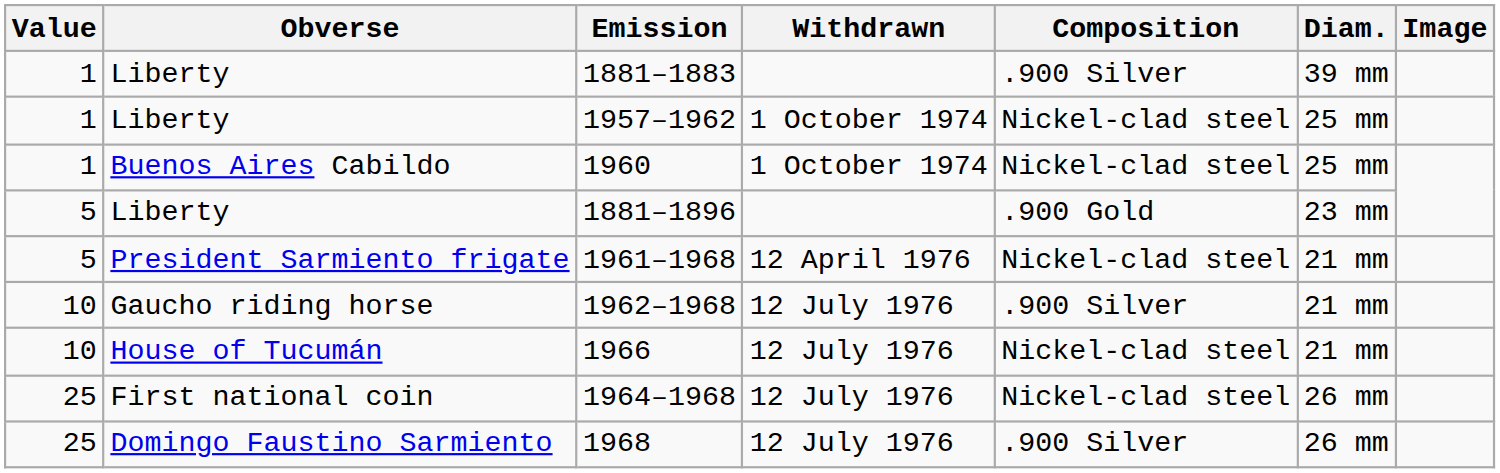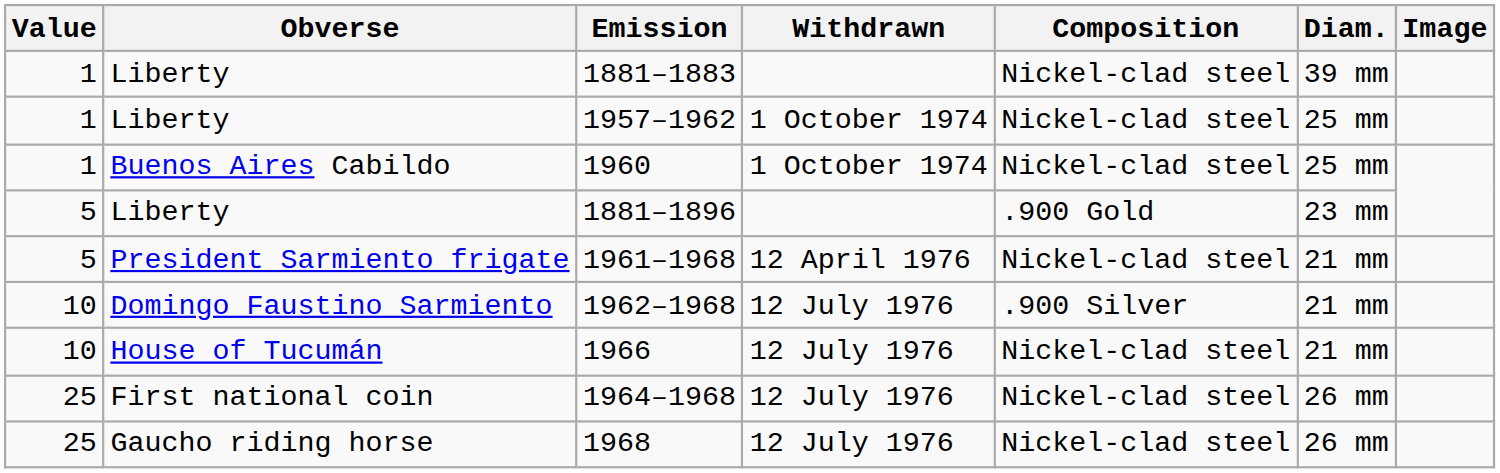(1095, 74) .900 Silver -> (1146, 74) Nickel-clad steel
(272, 305) Gaucho riding horse -> (331, 305) Domingo Faustino Sarmiento
(331, 444) Domingo Faustino Sarmiento -> (272, 444) Gaucho riding horse
(1095, 444) .900 Silver -> (1146, 444) Nickel-clad steel
